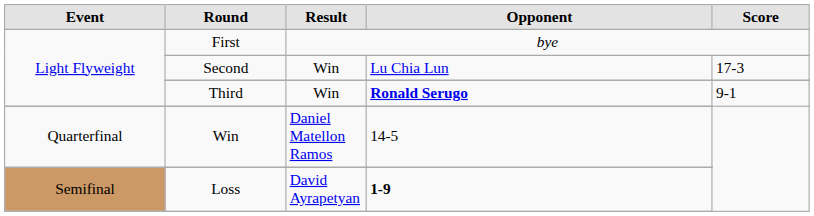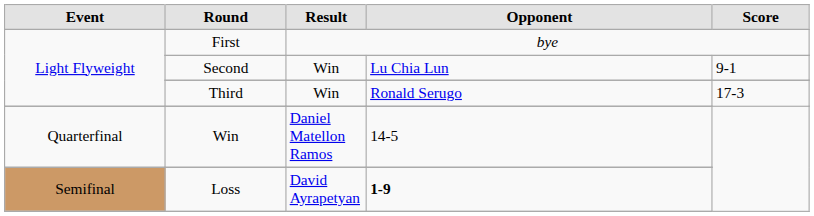(730, 67) 17-3 -> (726, 67) 9-1
(419, 92) bold -> (416, 92) normal
(726, 92) 9-1 -> (730, 92) 17-3
